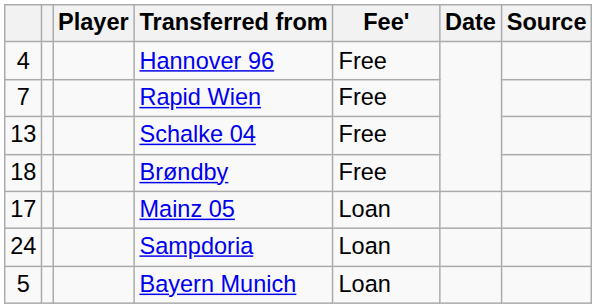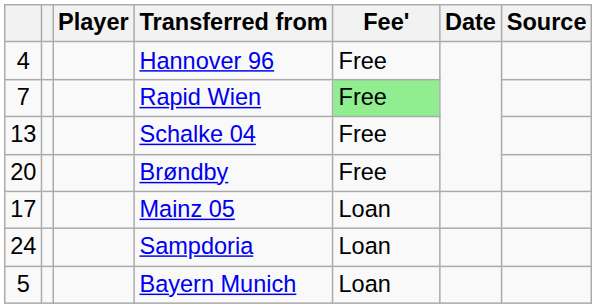(363, 97) no background -> (363, 97) lightgreen background
(23, 172) 18 -> (23, 172) 20
